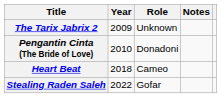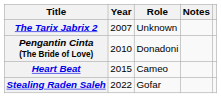(121, 27) 2009 -> (121, 27) 2007
(121, 69) 2018 -> (121, 69) 2015
